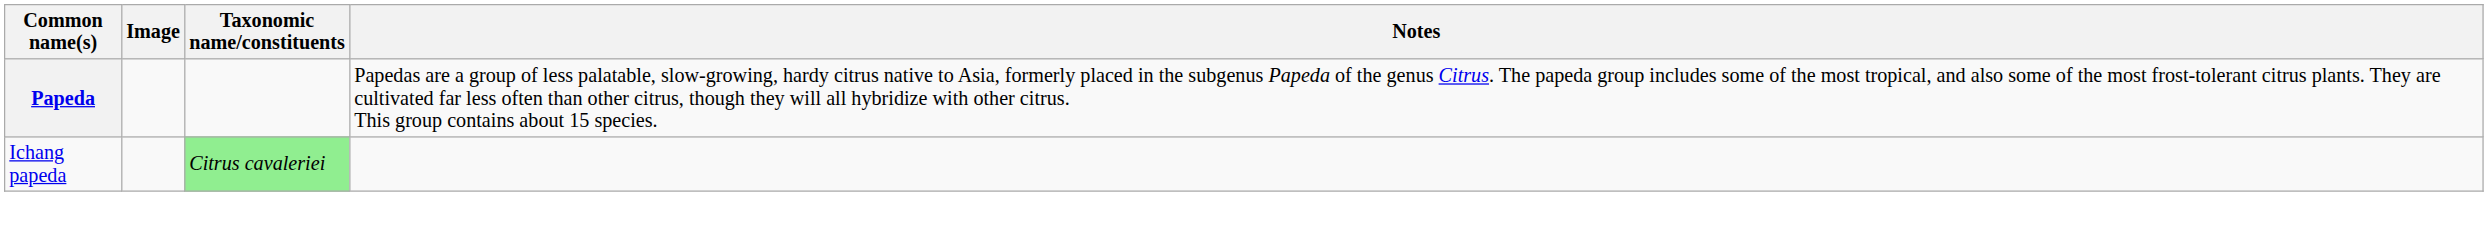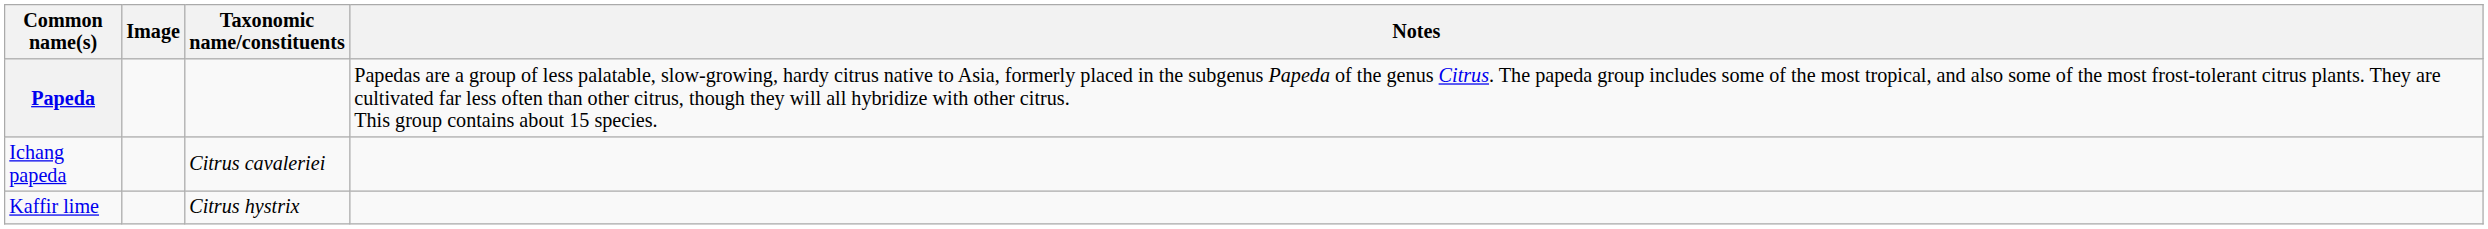(257, 163) lightgreen background -> (257, 163) no background
+ row: (54, 207)
